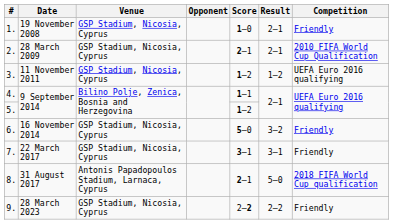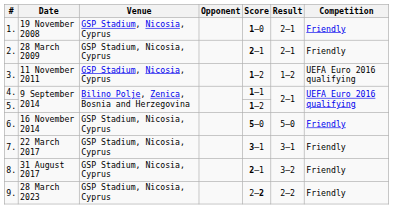(336, 52) 2010 FIFA World Cup Qualification -> (326, 52) Friendly
(275, 130) 3–2 -> (288, 124) 5–0
(128, 180) Antonis Papadopoulos Stadium, Larnaca, Cyprus -> (133, 170) GSP Stadium, Nicosia, Cyprus
(275, 180) 5–0 -> (288, 170) 3–2
(336, 180) 2018 FIFA World Cup qualification -> (326, 170) Friendly
